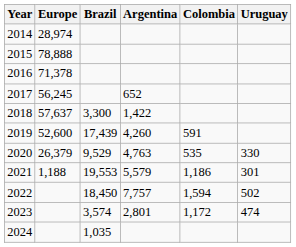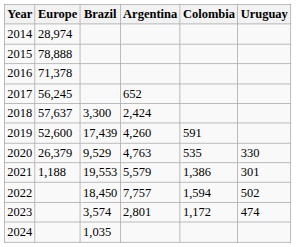(137, 113) 1,422 -> (137, 113) 2,424
(197, 172) 1,186 -> (197, 172) 1,386
